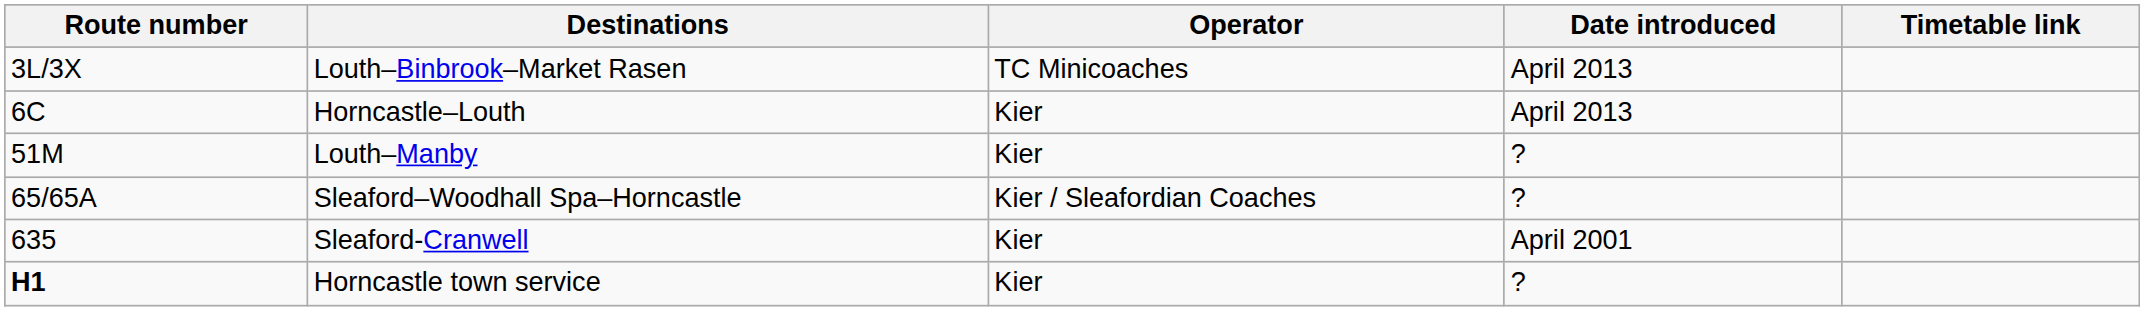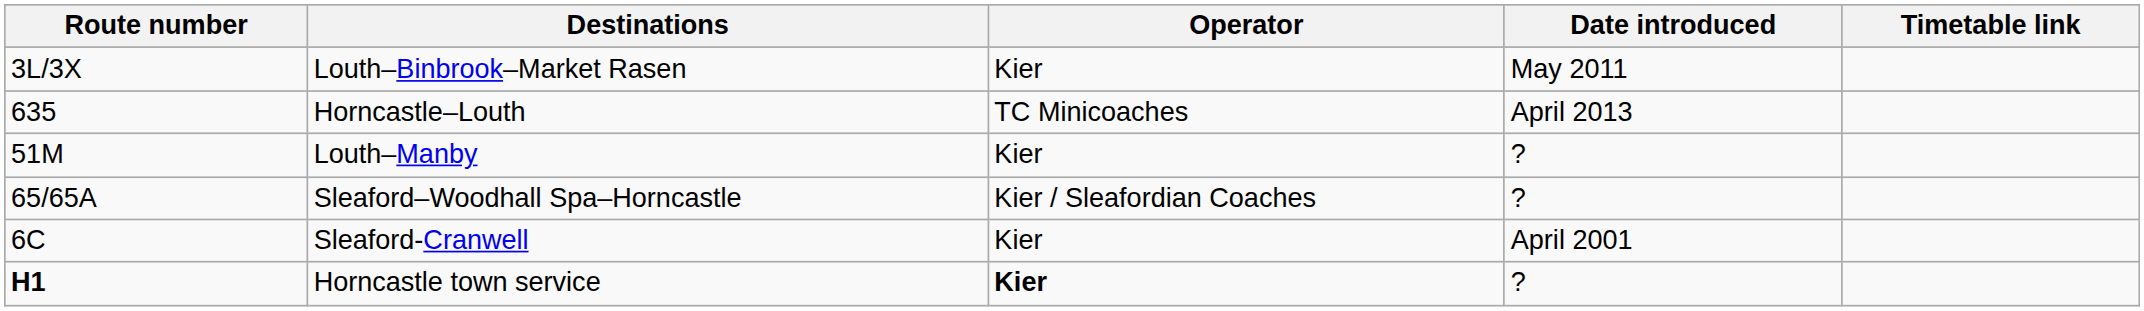(1091, 68) TC Minicoaches -> (1018, 68) Kier
(1572, 68) April 2013 -> (1569, 68) May 2011
(28, 111) 6C -> (34, 111) 635
(1018, 111) Kier -> (1091, 111) TC Minicoaches
(34, 240) 635 -> (28, 240) 6C
(1018, 283) normal -> (1021, 283) bold
